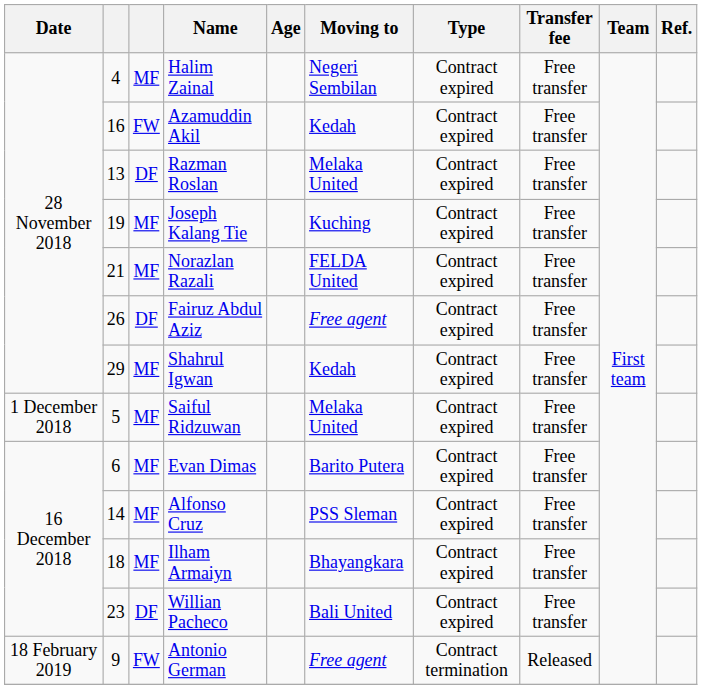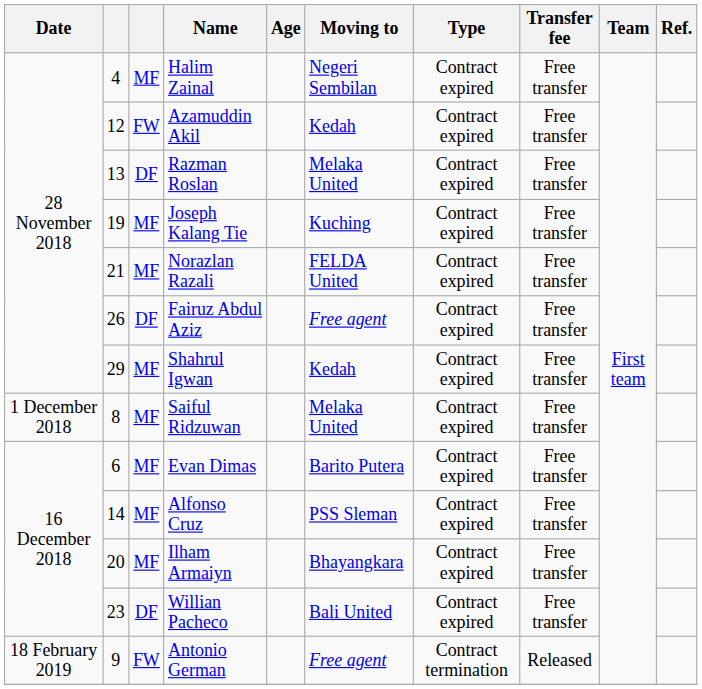(116, 125) 16 -> (116, 125) 12
(116, 417) 5 -> (116, 417) 8
(116, 563) 18 -> (116, 563) 20
